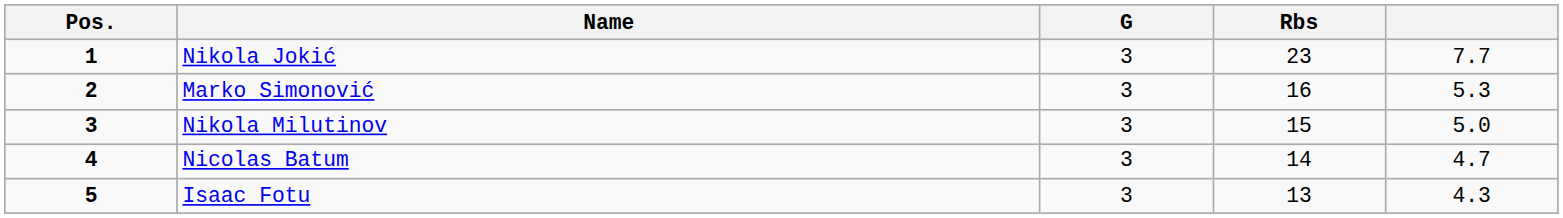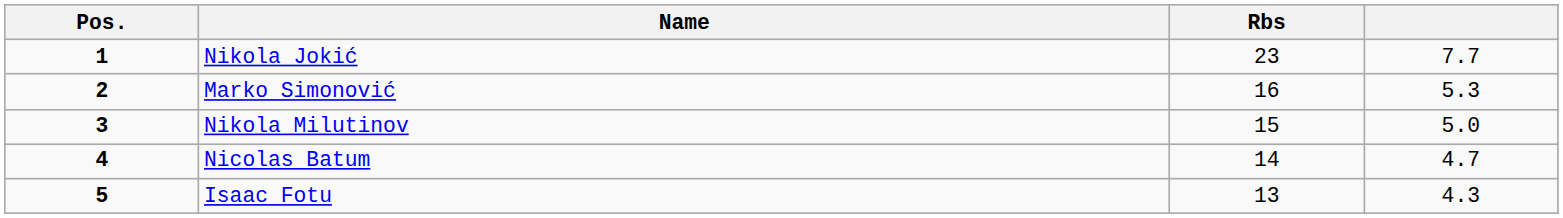- column: (1126, 22)
